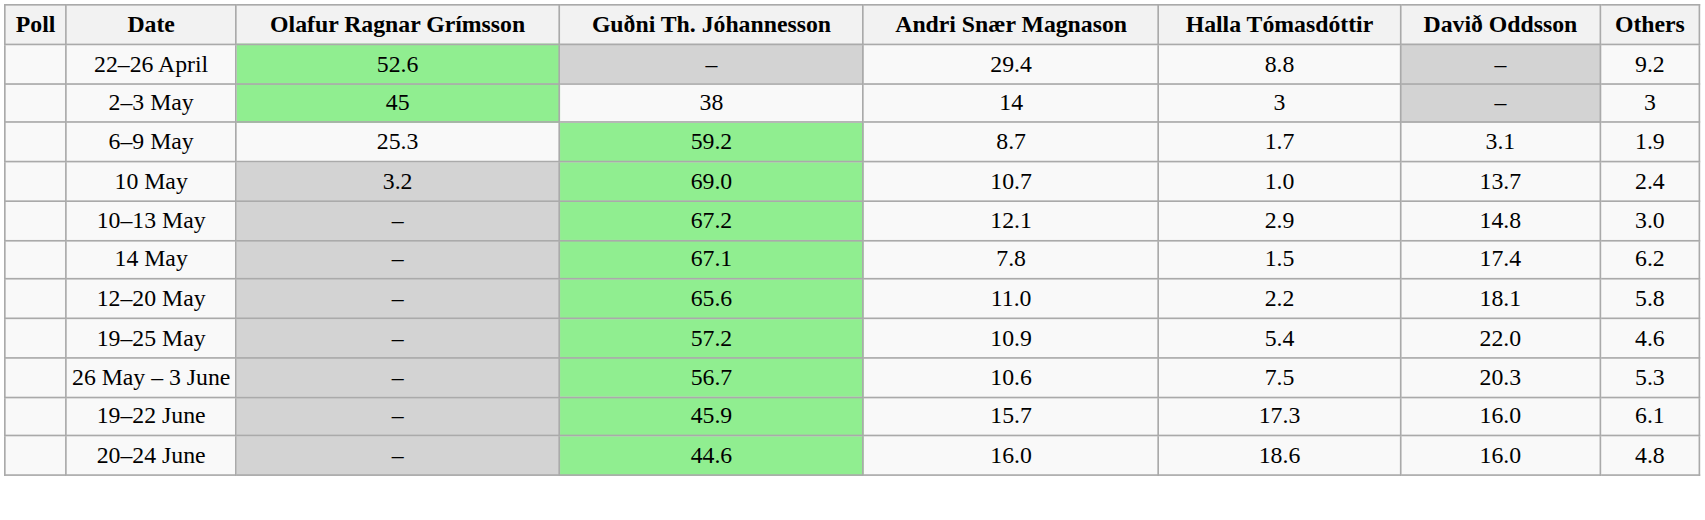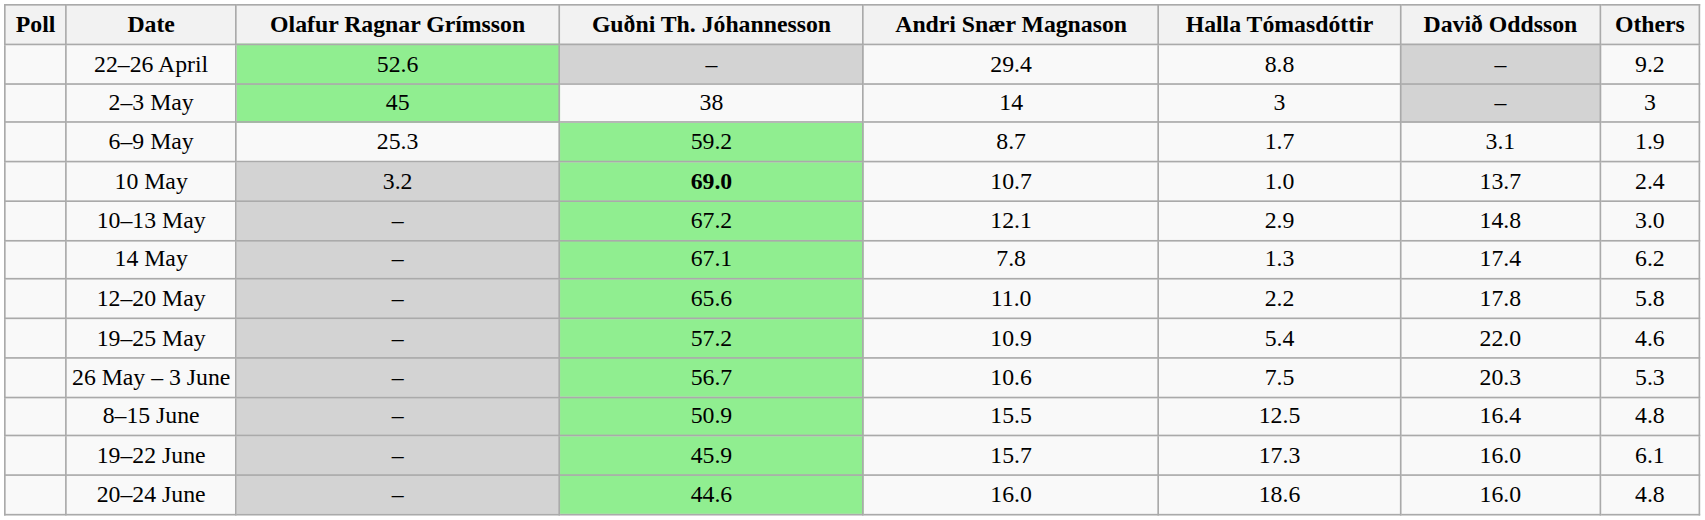(711, 181) normal -> (711, 181) bold
(1279, 259) 1.5 -> (1279, 259) 1.3
(1500, 298) 18.1 -> (1500, 298) 17.8
+ row: (151, 416)
